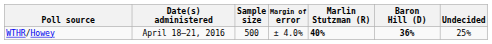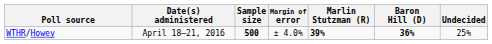(252, 33) normal -> (252, 33) bold
(318, 33) 40% -> (318, 33) 39%
